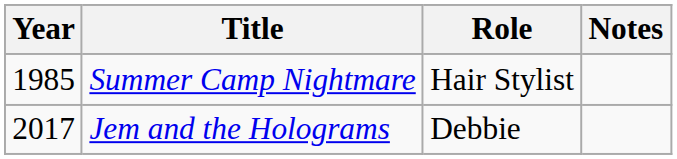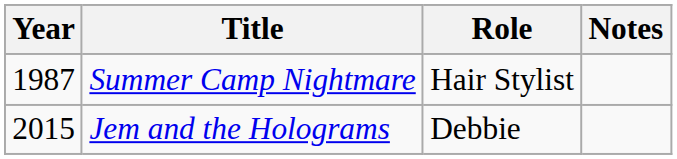(44, 79) 1985 -> (44, 79) 1987
(44, 128) 2017 -> (44, 128) 2015
